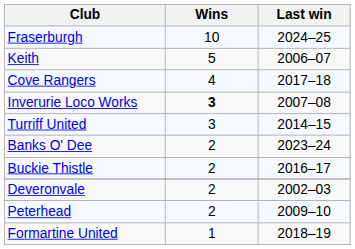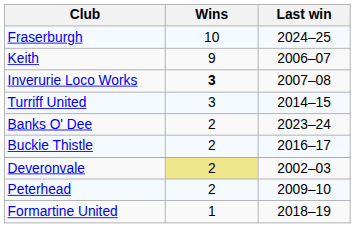(212, 59) 5 -> (212, 59) 9
- row: (52, 80)
(212, 189) no background -> (212, 168) khaki background
